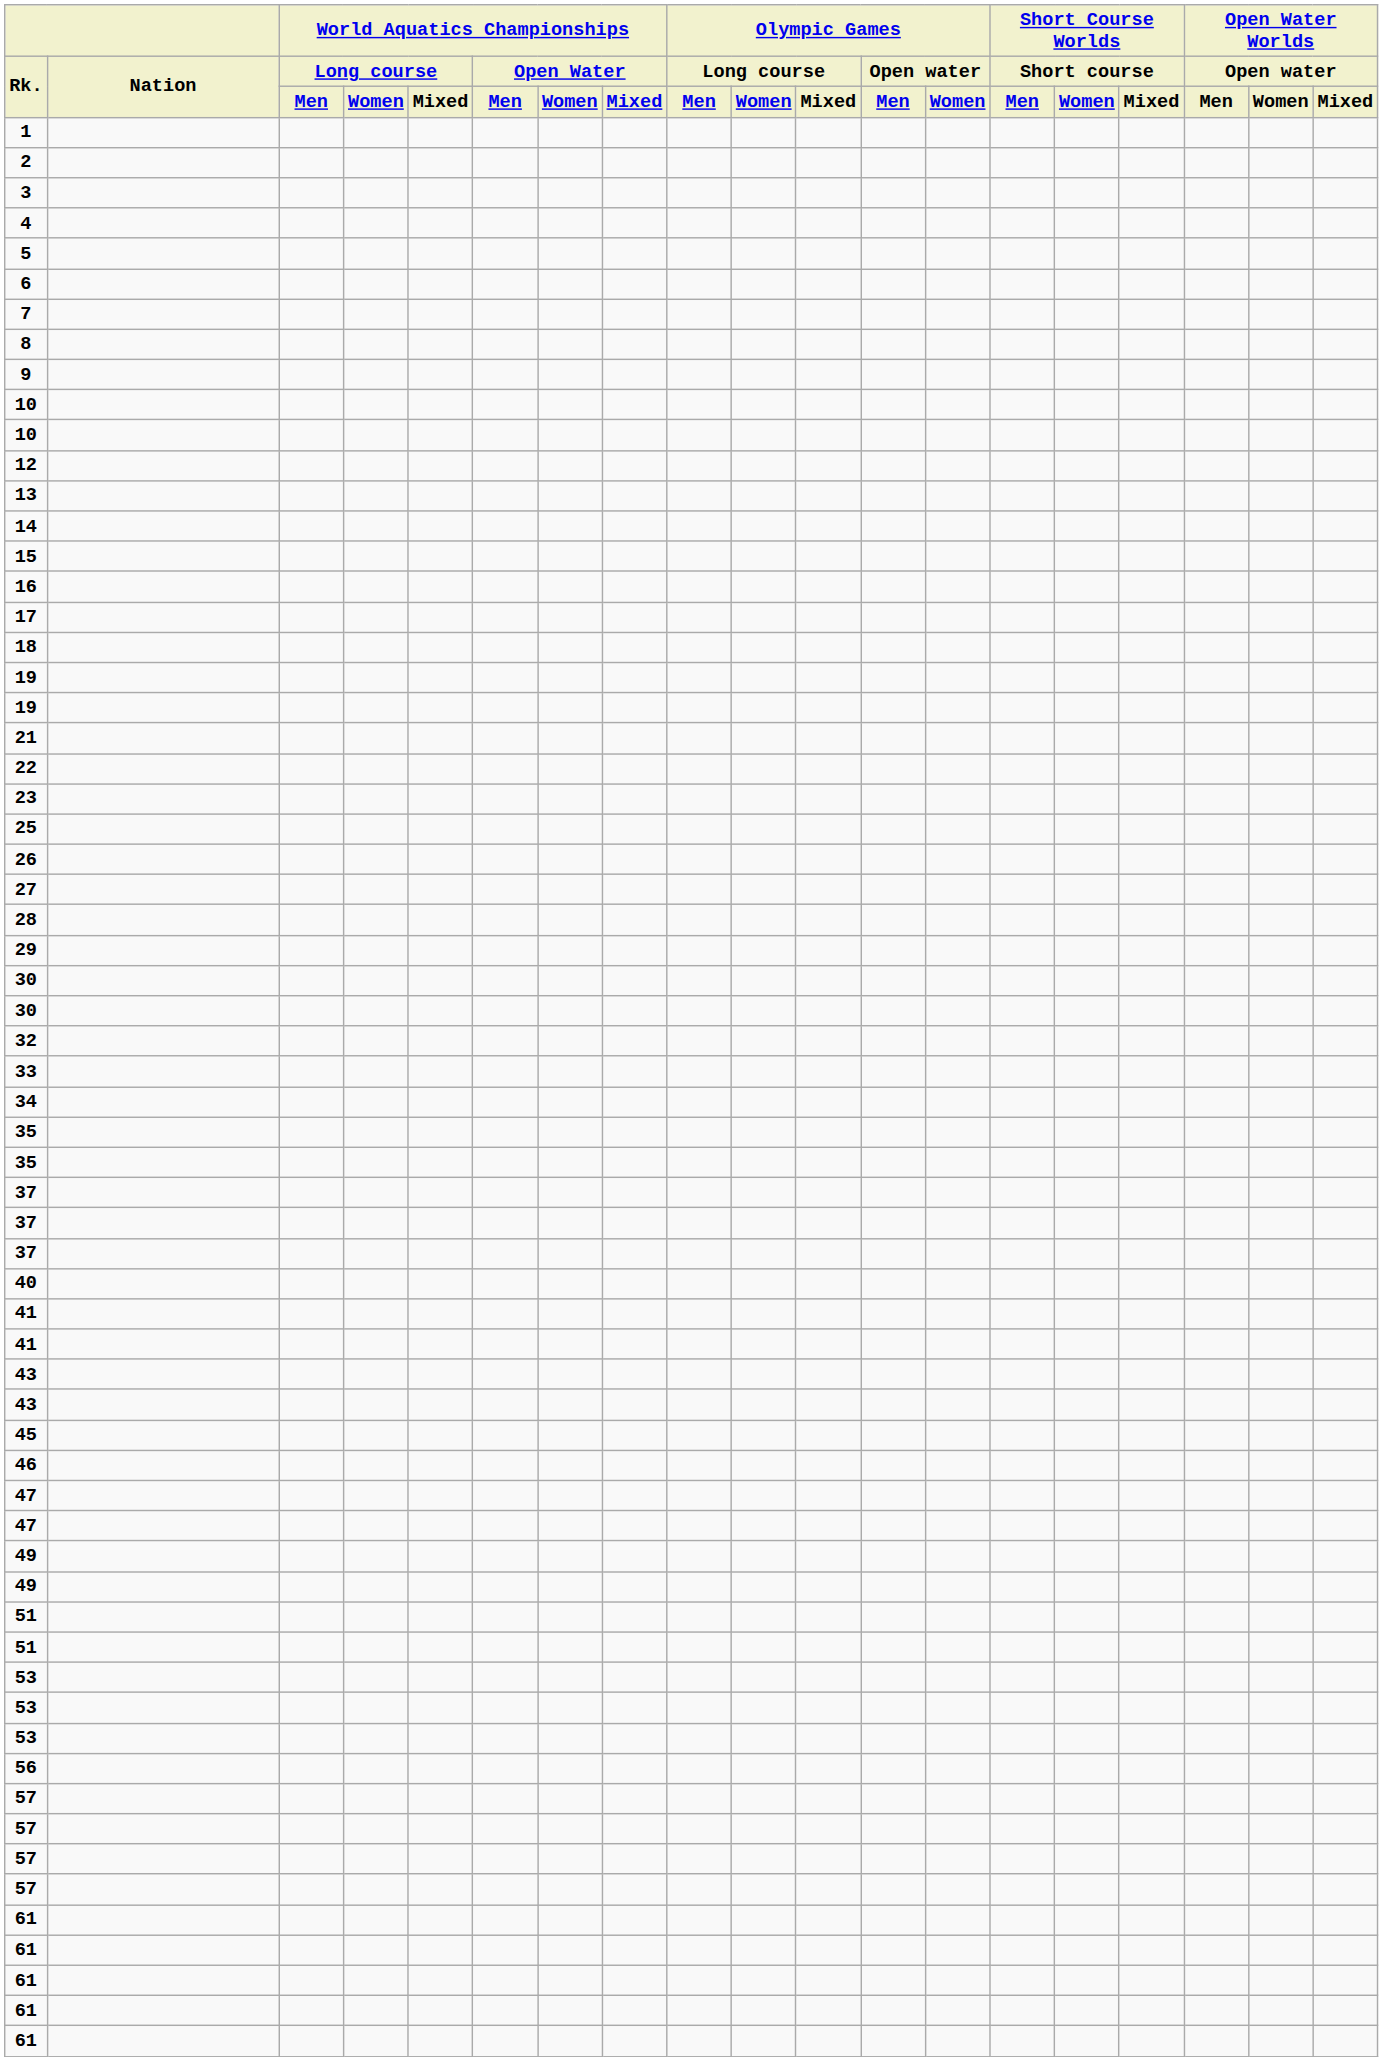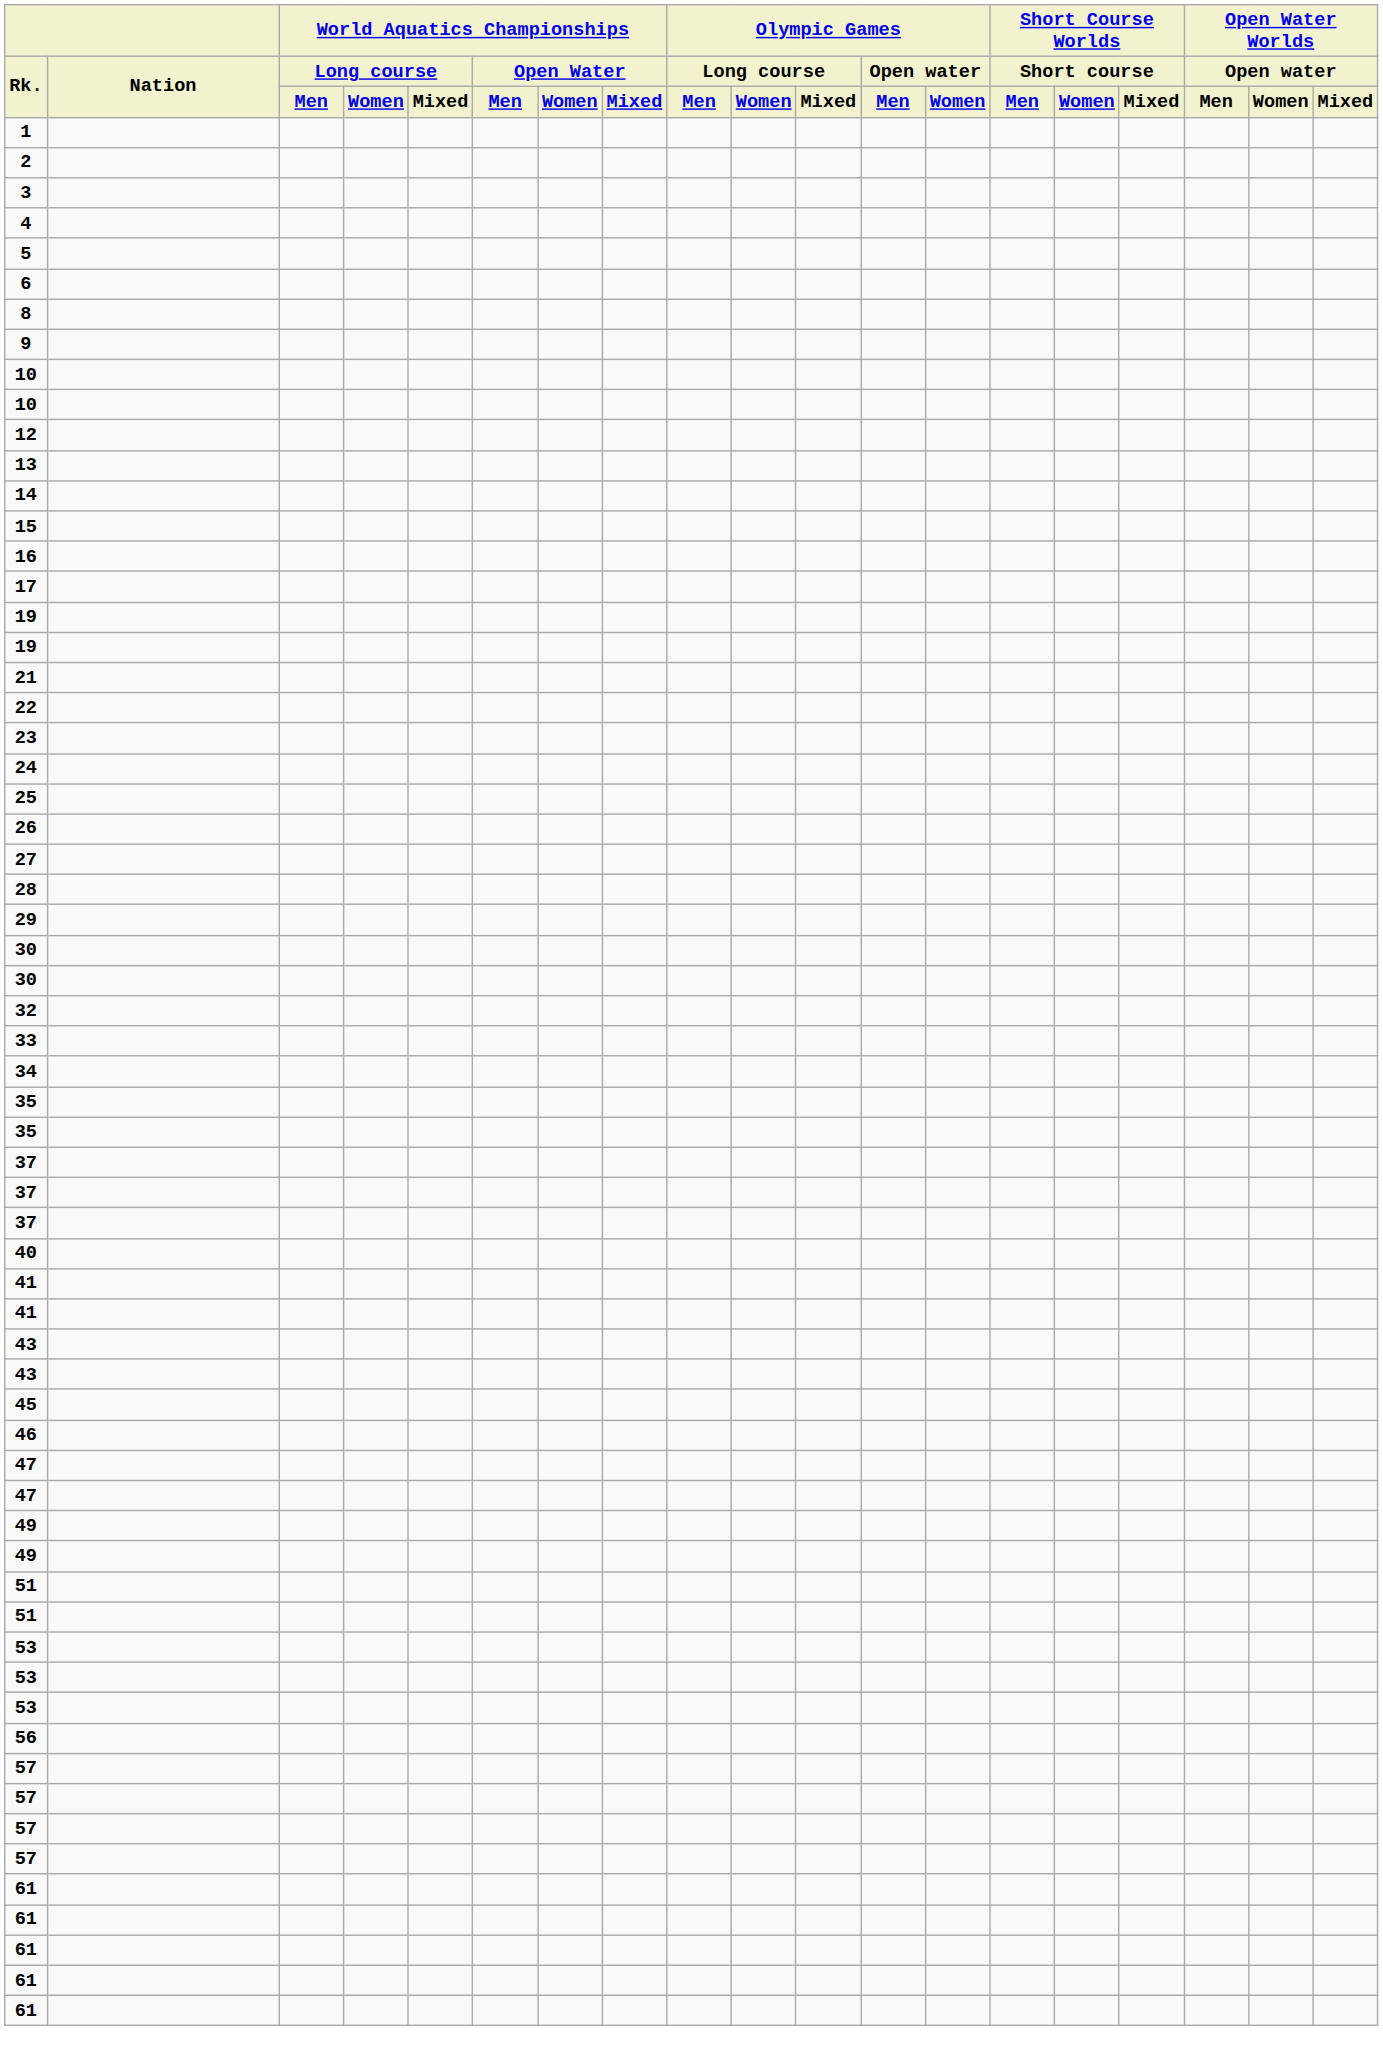- row: (26, 314)
- row: (26, 647)
+ row: (26, 768)
